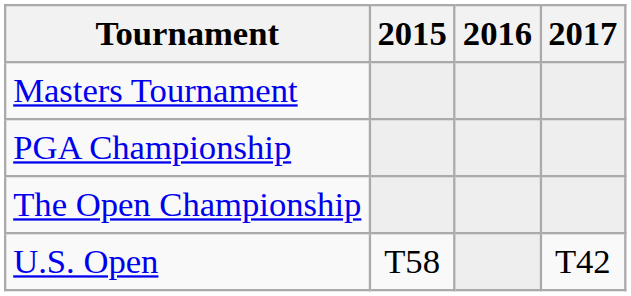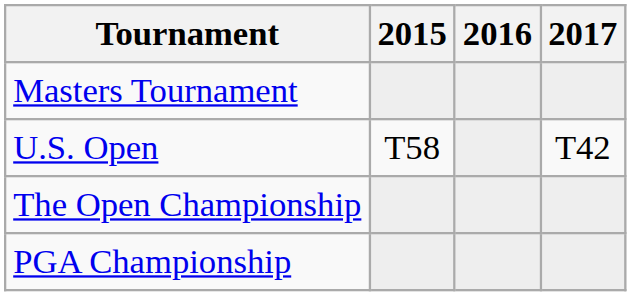rows swapped: (86, 261) <-> (152, 147)
